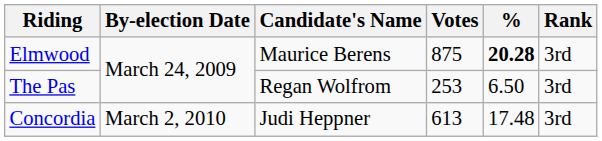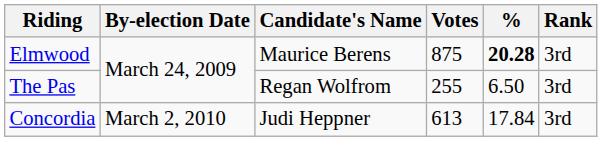(447, 86) 253 -> (447, 86) 255
(511, 119) 17.48 -> (511, 119) 17.84
